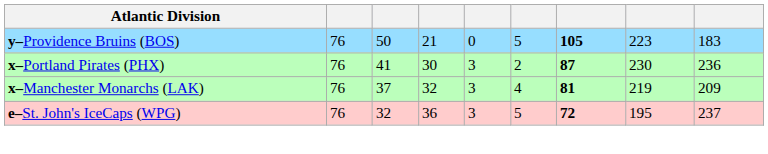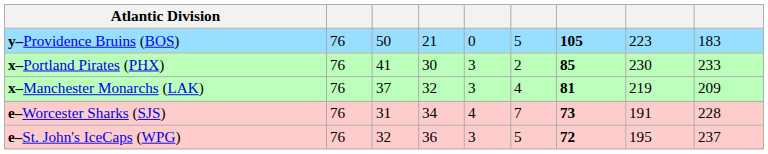(568, 64) 87 -> (568, 64) 85
(709, 64) 236 -> (709, 64) 233
+ row: (87, 112)
